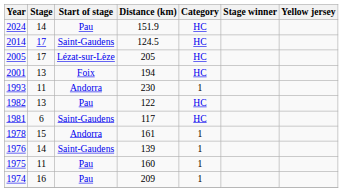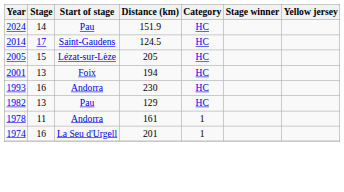(41, 57) 17 -> (41, 57) 15
(41, 88) 11 -> (41, 88) 16
(200, 88) 1 -> (202, 88) HC
(148, 103) 122 -> (150, 103) 129
- row: (16, 118)
(41, 133) 15 -> (41, 118) 11
- row: (16, 149)
- row: (16, 164)
(86, 179) Pau -> (87, 133) La Seu d'Urgell
(148, 179) 209 -> (150, 133) 201
